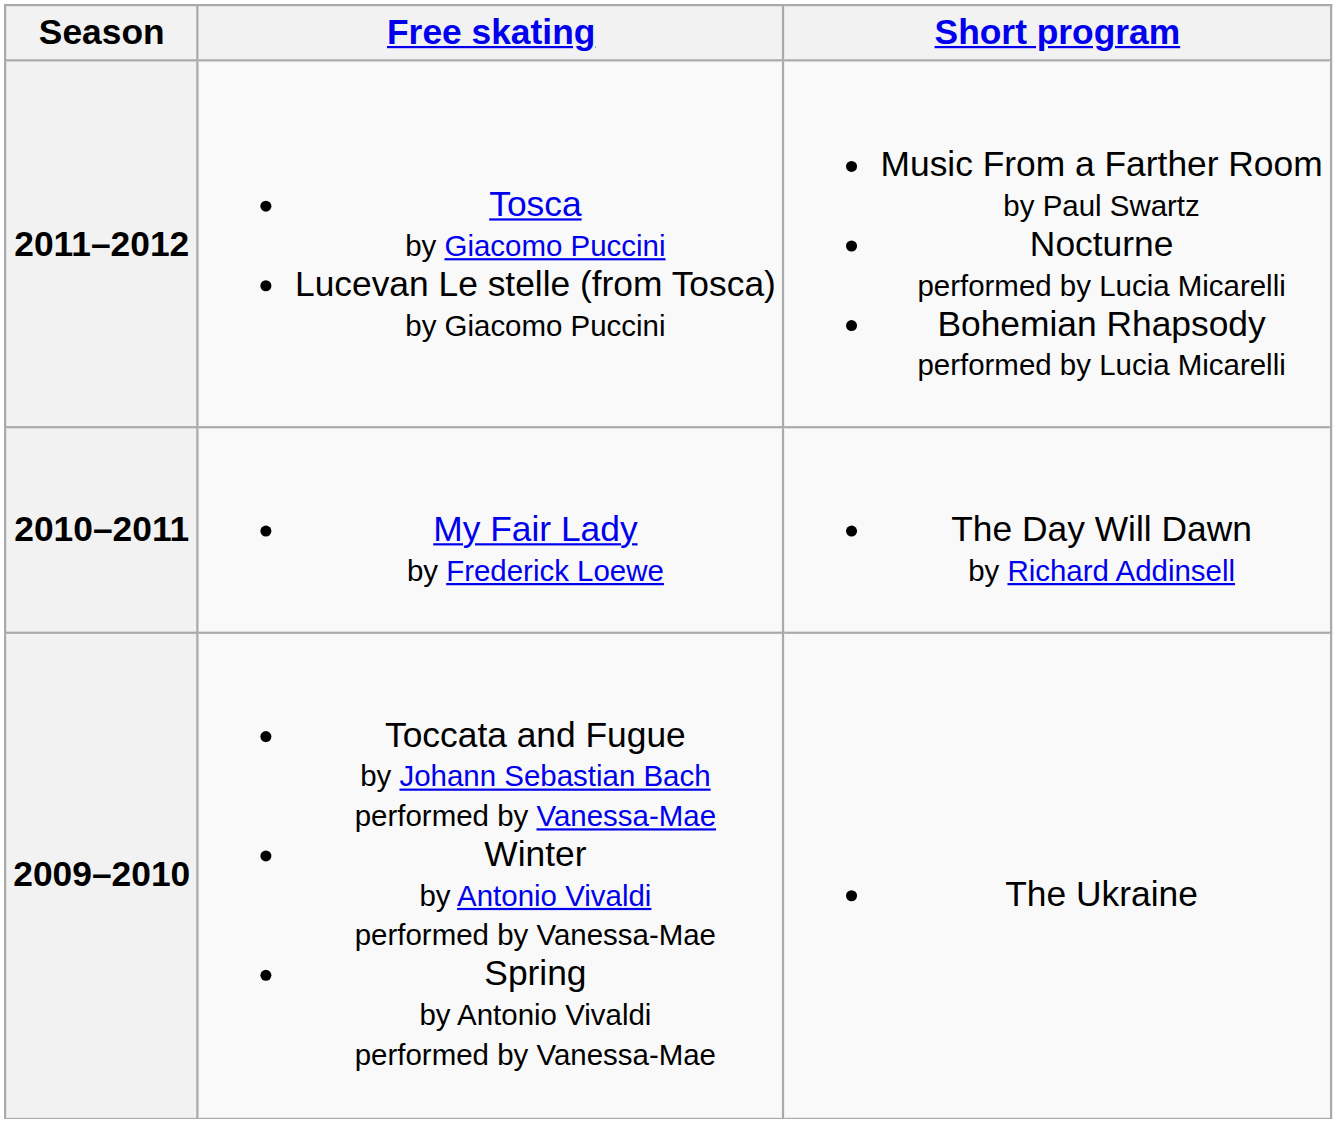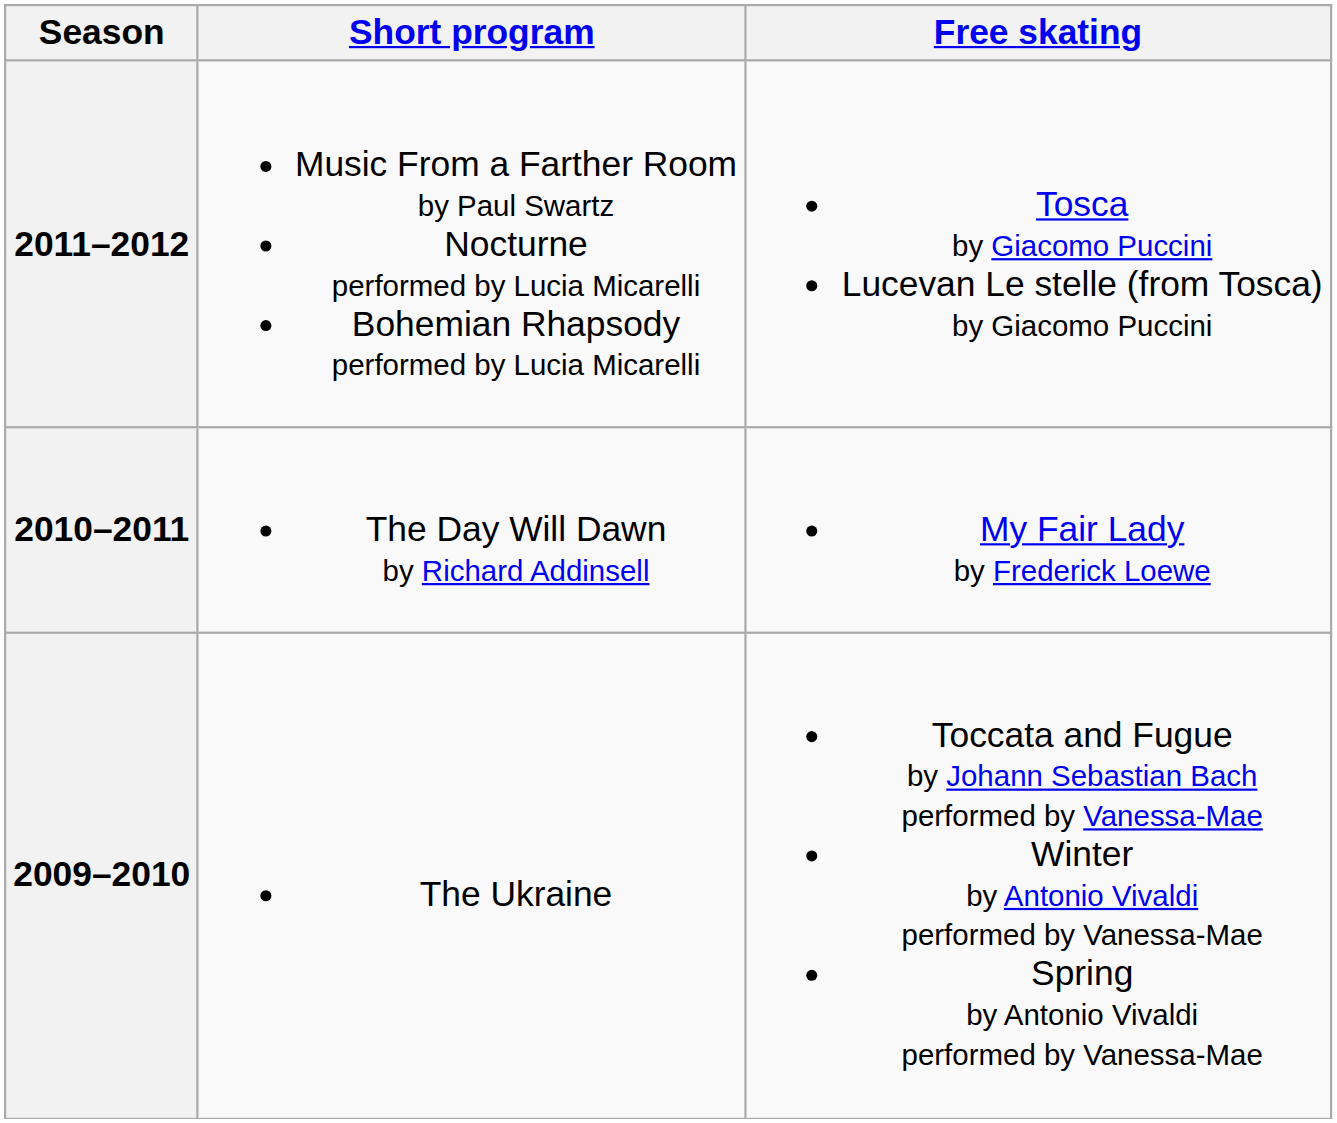columns swapped: (1057, 32) <-> (491, 32)
